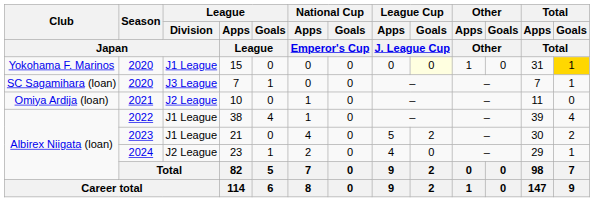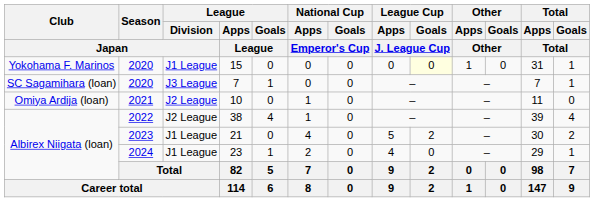(572, 65) gold background -> (572, 65) no background
(191, 118) J1 League -> (191, 118) J2 League
(191, 153) J2 League -> (191, 153) J1 League
